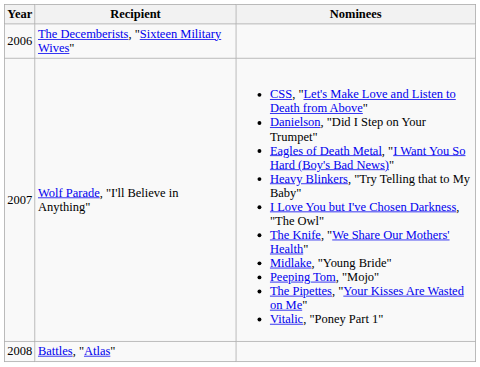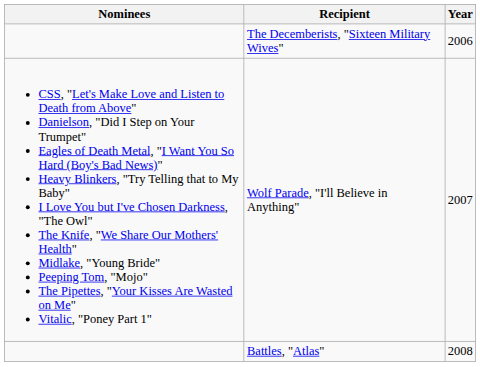columns swapped: (20, 14) <-> (356, 14)
